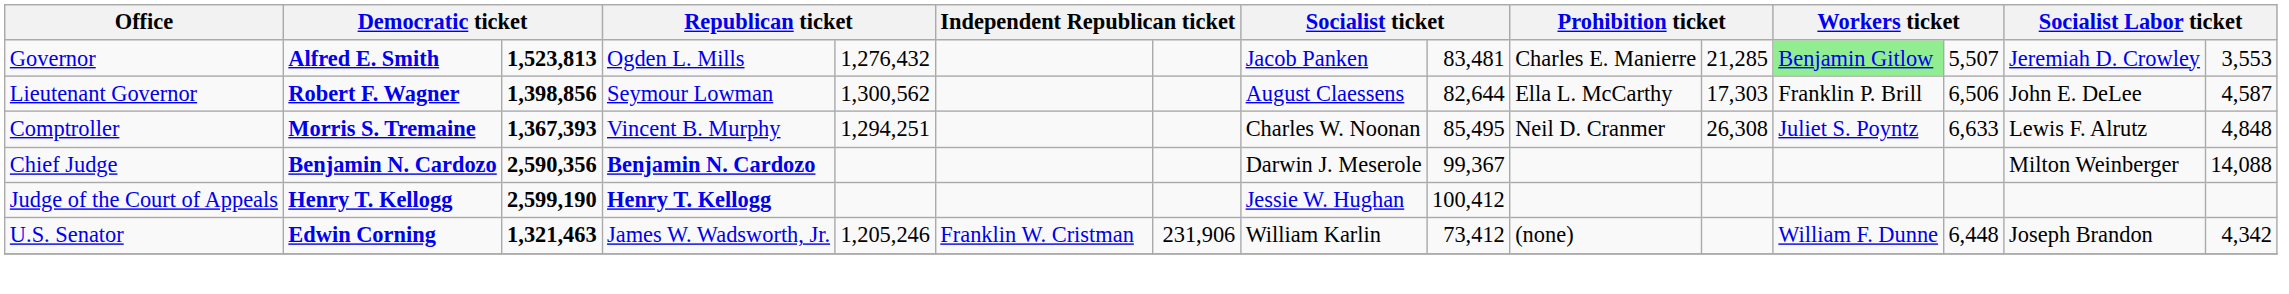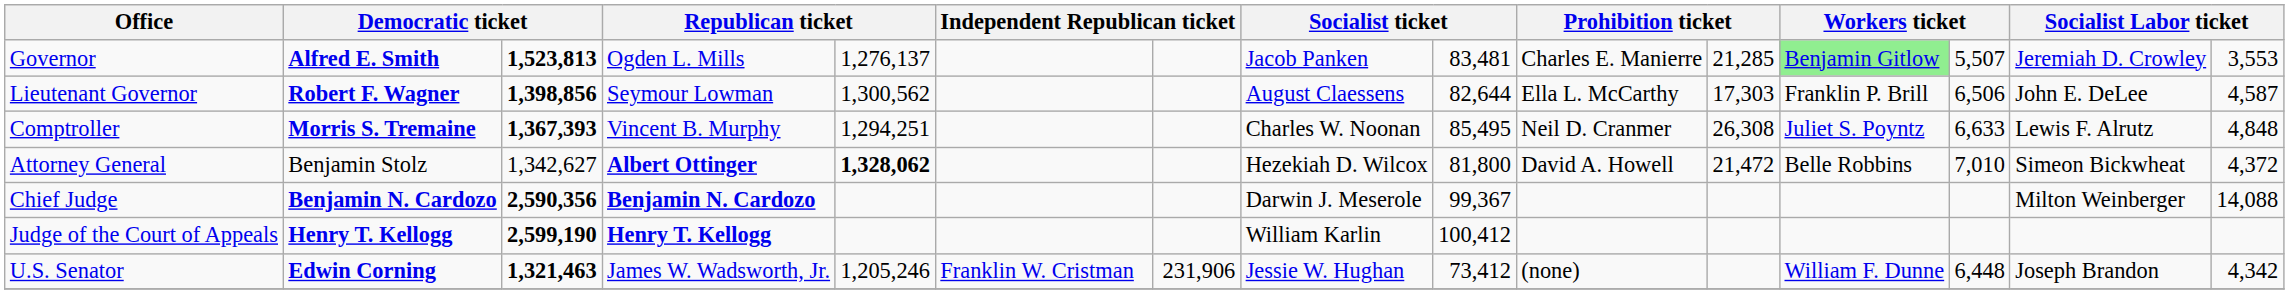(885, 57) 1,276,432 -> (885, 57) 1,276,137
+ row: (88, 164)
(1325, 199) Jessie W. Hughan -> (1313, 235) William Karlin
(1313, 235) William Karlin -> (1325, 270) Jessie W. Hughan
